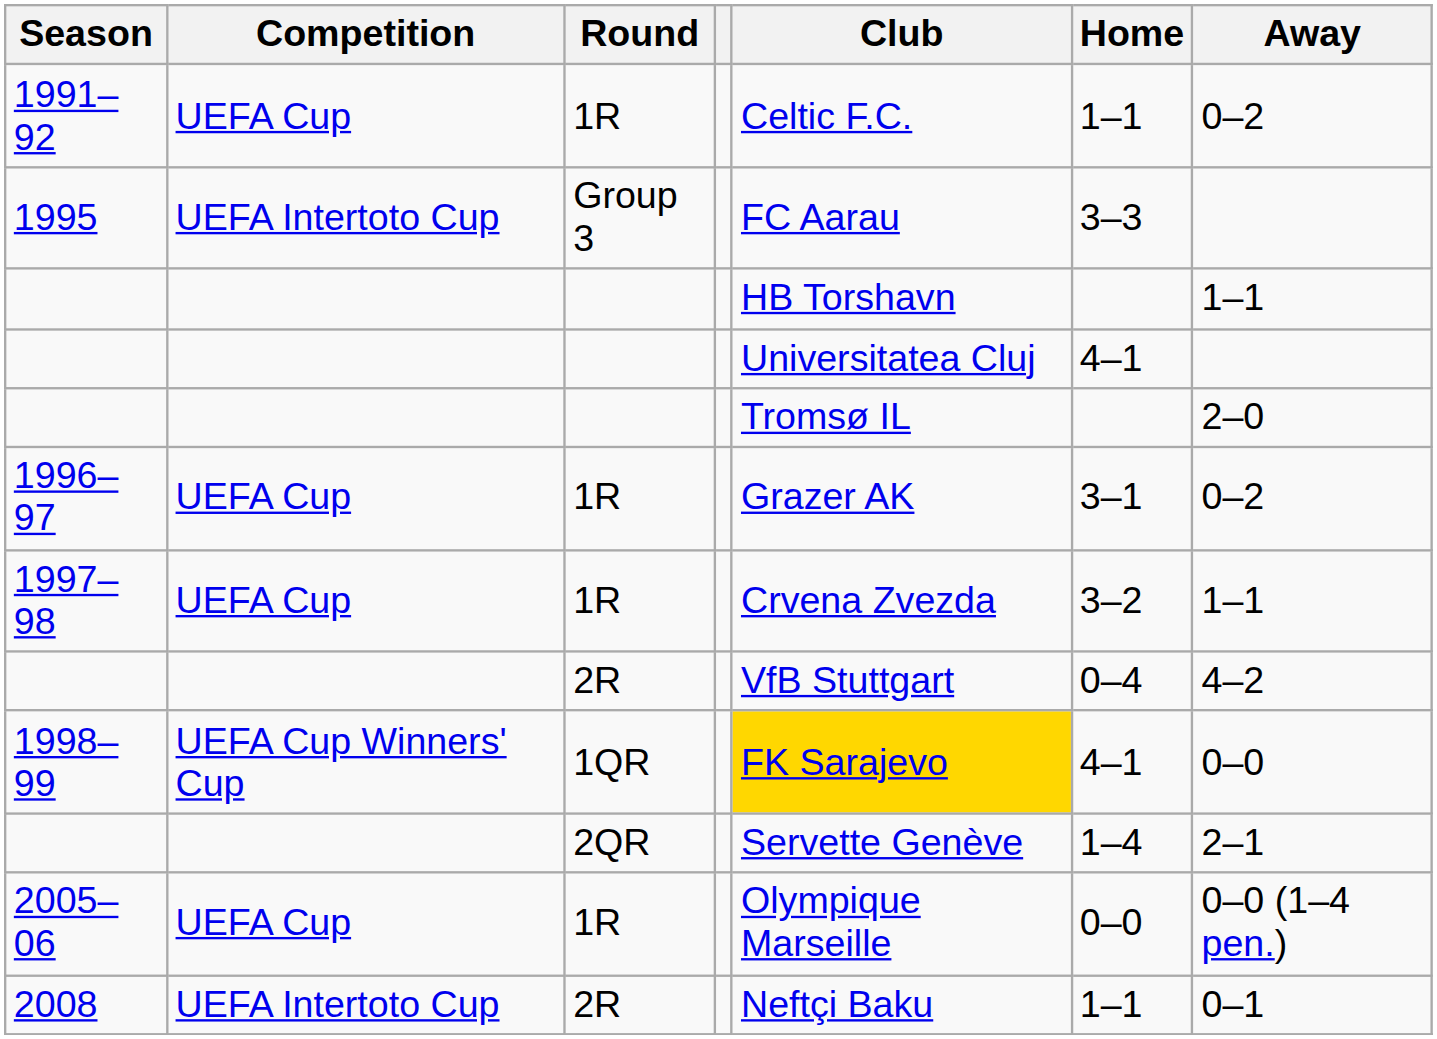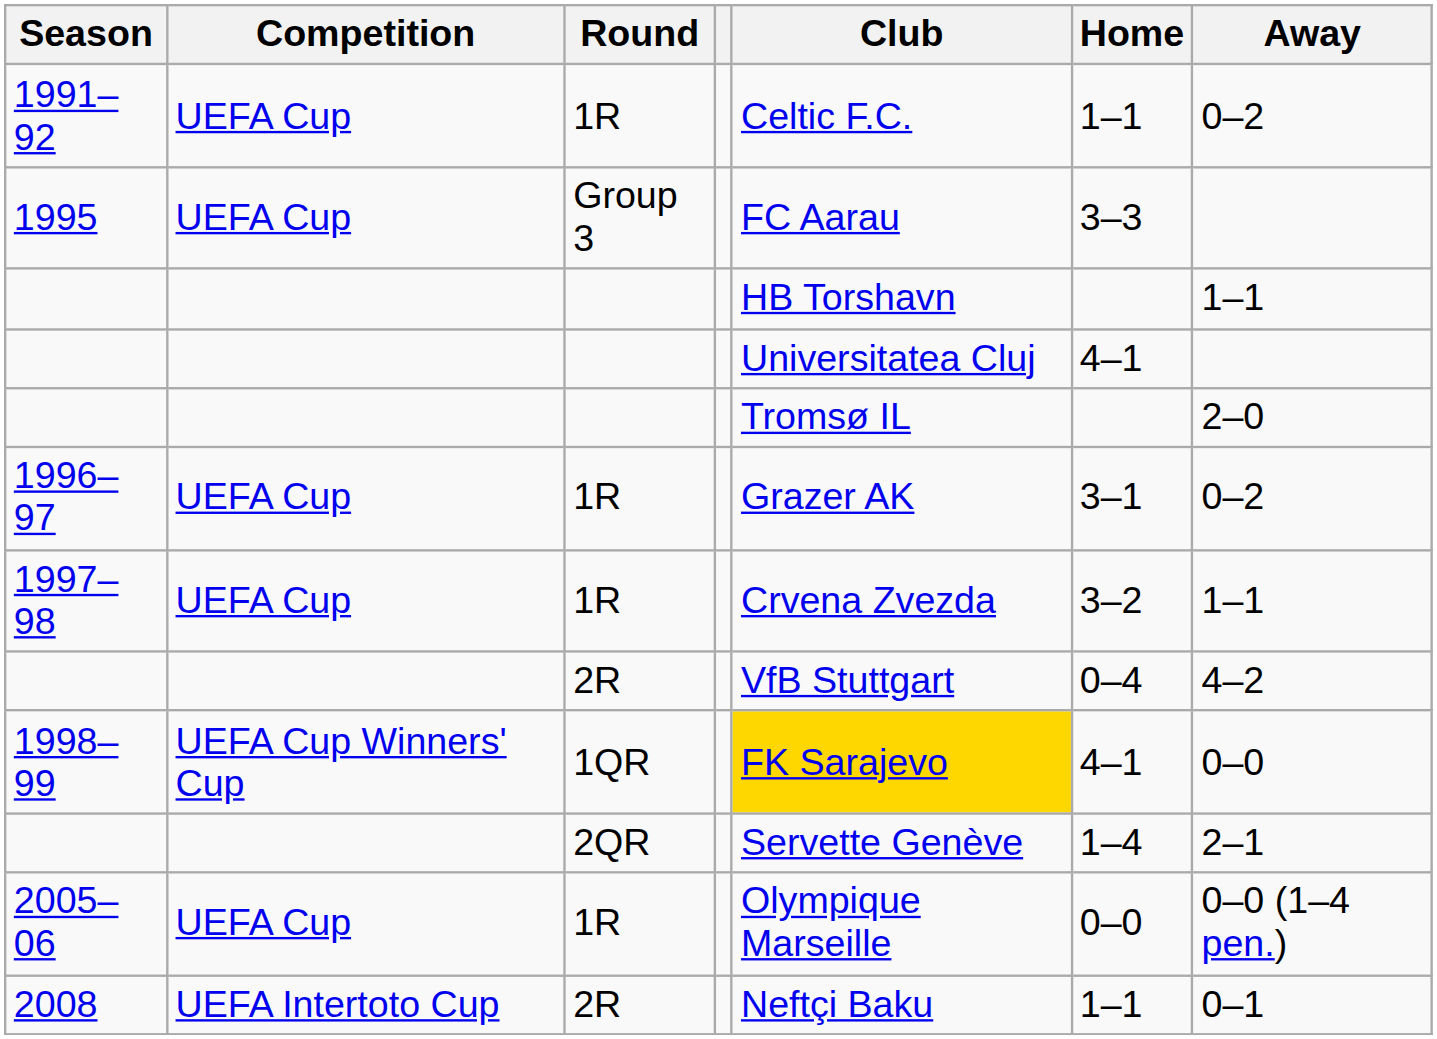(338, 217) UEFA Intertoto Cup -> (263, 217) UEFA Cup
